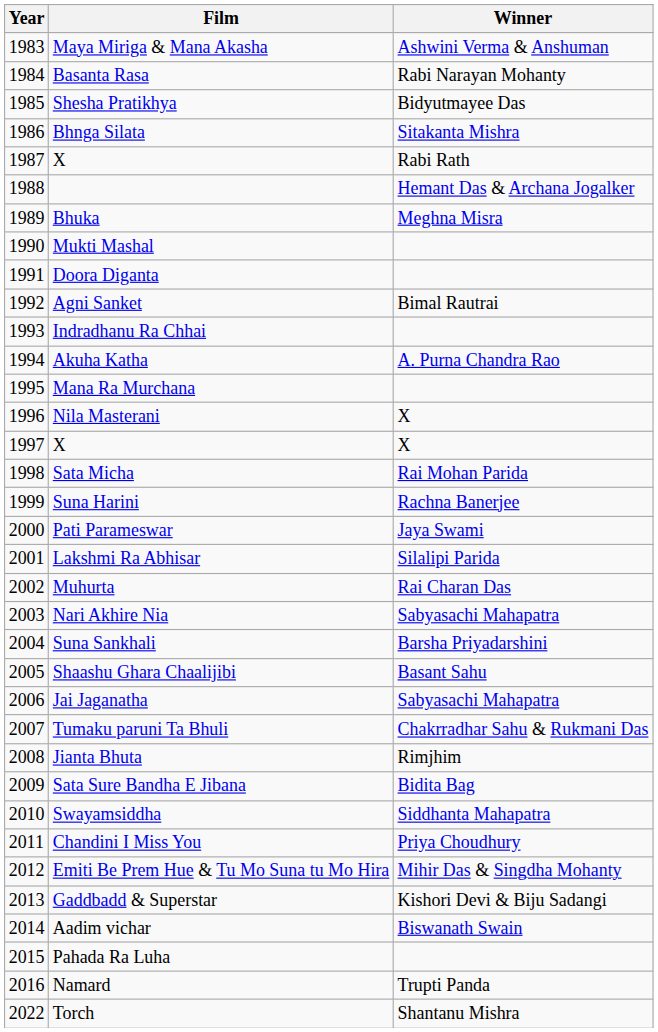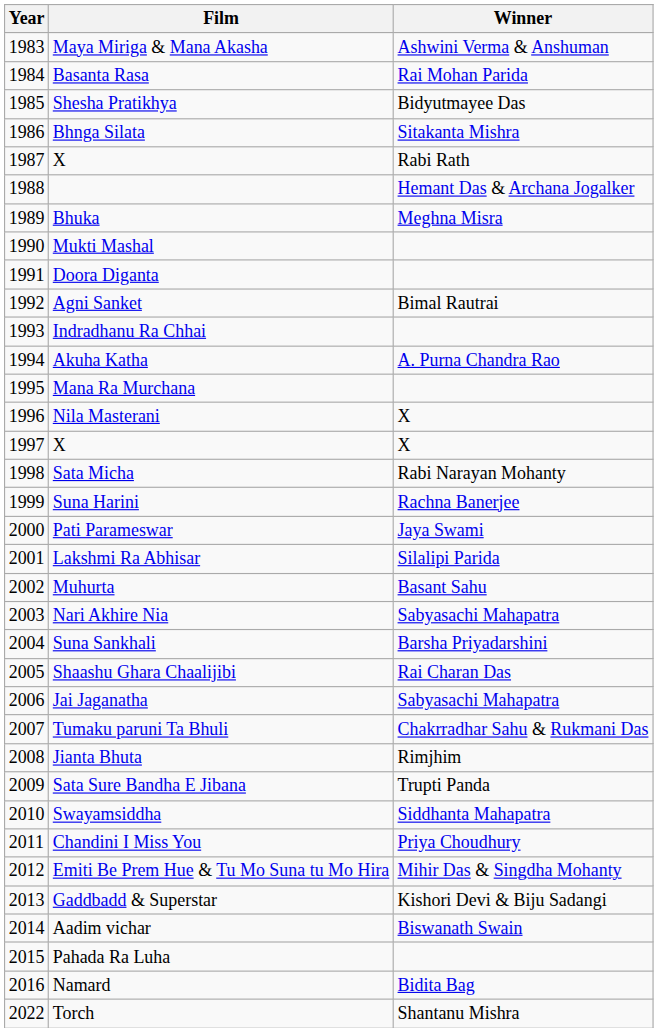(482, 75) Rabi Narayan Mohanty -> (463, 75) Rai Mohan Parida
(463, 473) Rai Mohan Parida -> (482, 473) Rabi Narayan Mohanty
(454, 587) Rai Charan Das -> (442, 587) Basant Sahu
(442, 672) Basant Sahu -> (454, 672) Rai Charan Das
(436, 786) Bidita Bag -> (444, 786) Trupti Panda
(444, 984) Trupti Panda -> (436, 984) Bidita Bag
